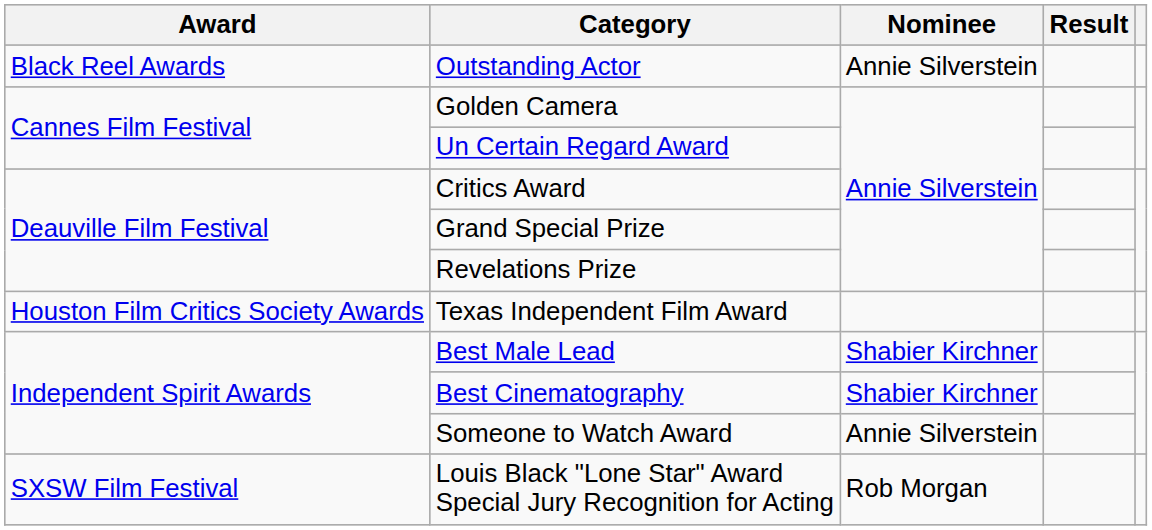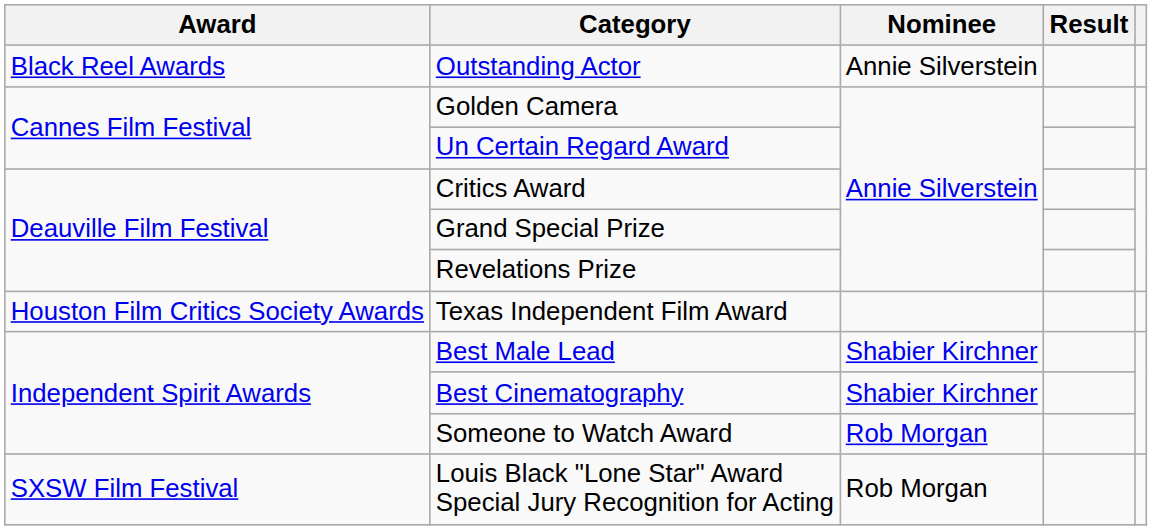(942, 433) Annie Silverstein -> (917, 433) Rob Morgan
